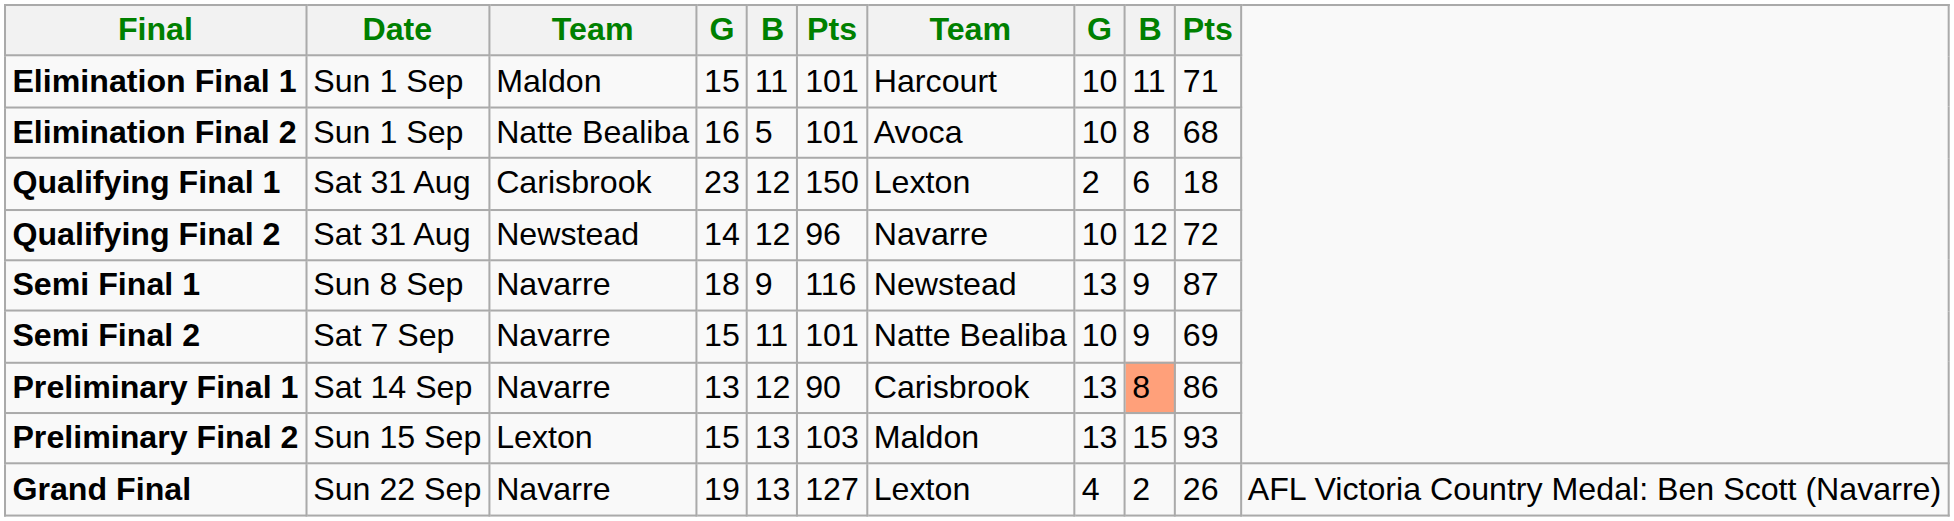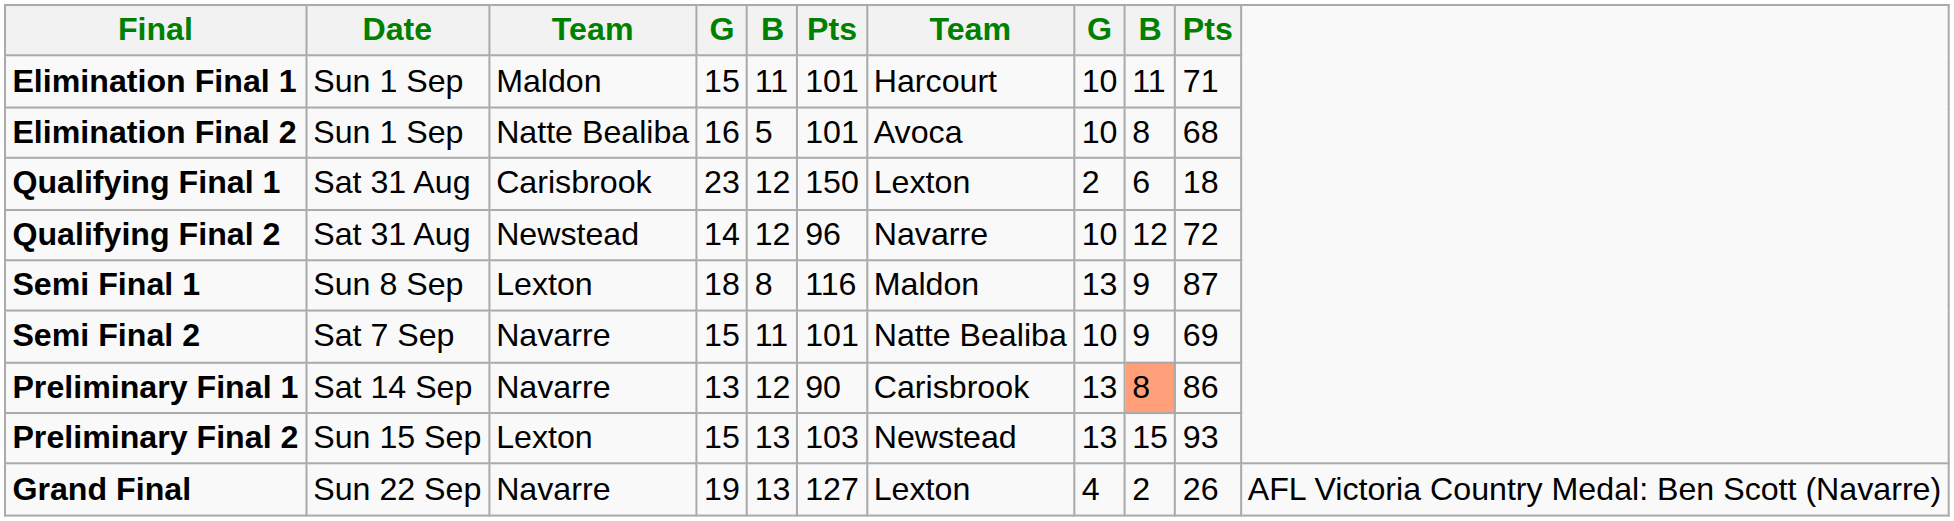(553, 285) Navarre -> (544, 285) Lexton
(764, 285) 9 -> (764, 285) 8
(945, 285) Newstead -> (926, 285) Maldon
(926, 438) Maldon -> (945, 438) Newstead
